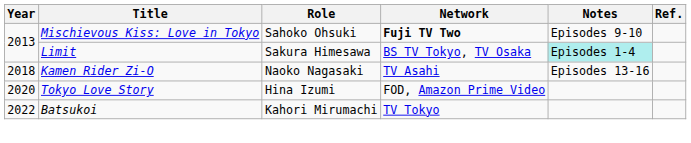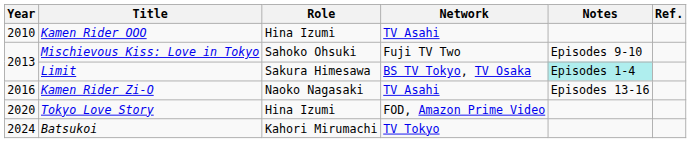+ row: (94, 33)
(422, 33) bold -> (422, 52) normal
(21, 71) 2018 -> (21, 90) 2016
(21, 109) 2022 -> (21, 128) 2024
